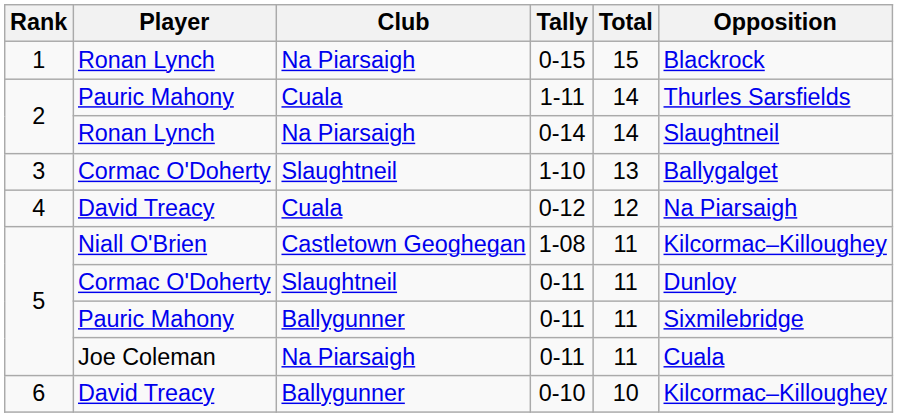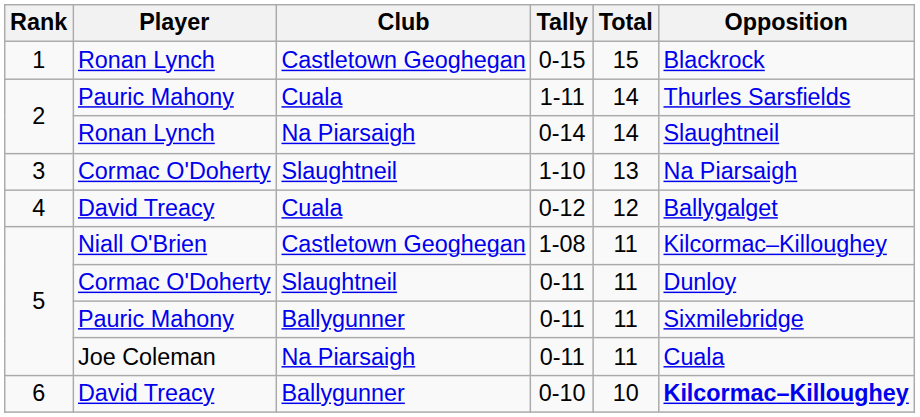(348, 60) Na Piarsaigh -> (404, 60) Castletown Geoghegan
(721, 171) Ballygalget -> (730, 171) Na Piarsaigh
(730, 208) Na Piarsaigh -> (721, 208) Ballygalget
(775, 393) normal -> (786, 393) bold
